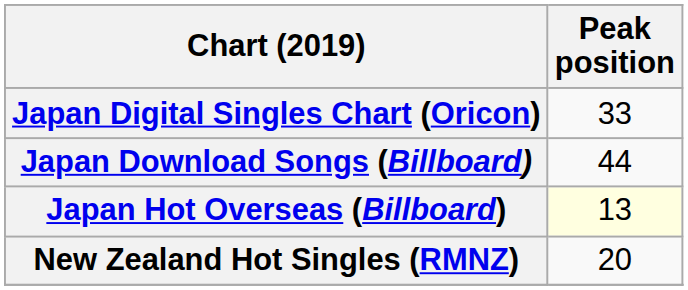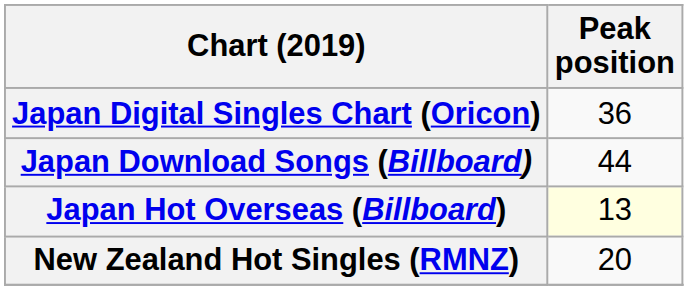(615, 112) 33 -> (615, 112) 36
